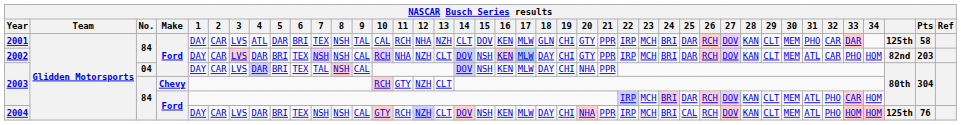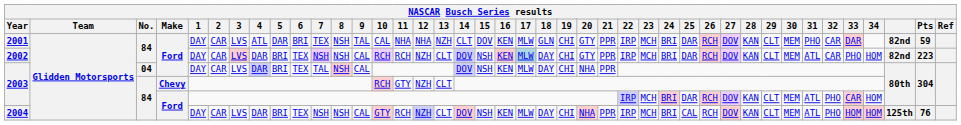(403, 40) RCH -> (403, 40) NHA
(900, 40) 125th -> (900, 40) 82nd
(925, 40) 58 -> (925, 40) 59
(403, 55) NHA -> (403, 55) RCH
(925, 55) 203 -> (925, 55) 223
